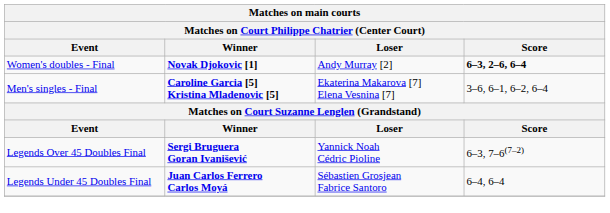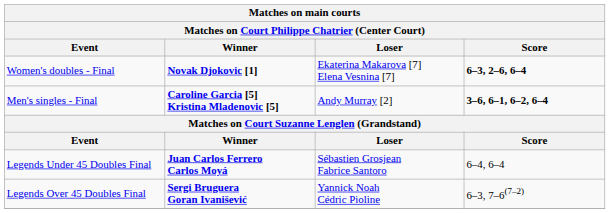(355, 64) Andy Murray [2] -> (369, 71) Ekaterina Makarova [7] Elena Vesnina [7]
(369, 88) Ekaterina Makarova [7] Elena Vesnina [7] -> (355, 100) Andy Murray [2]
(507, 88) normal -> (507, 100) bold
rows swapped: (76, 152) <-> (79, 181)
